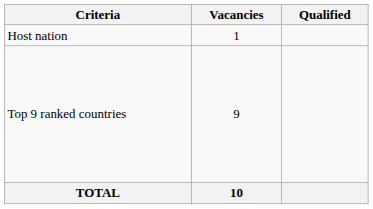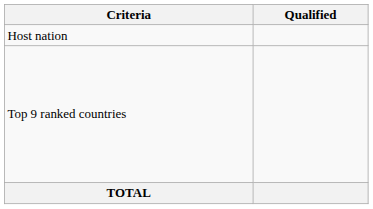- column: (236, 14)
